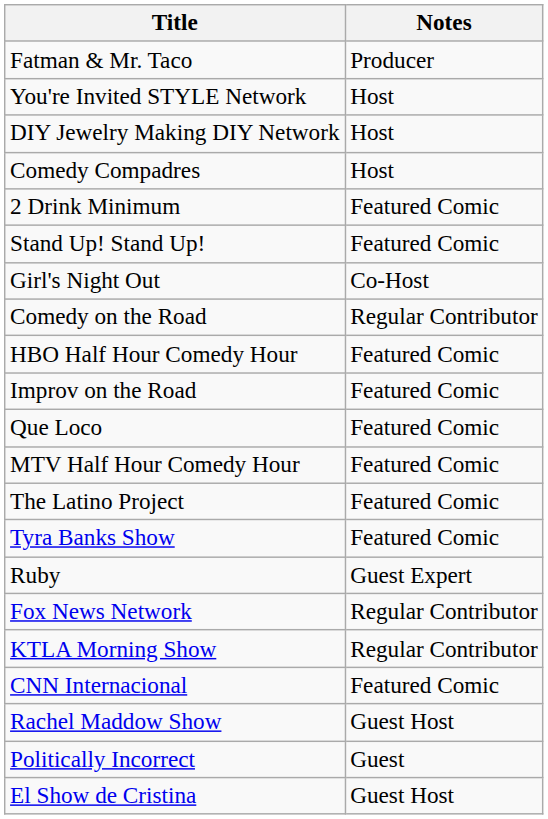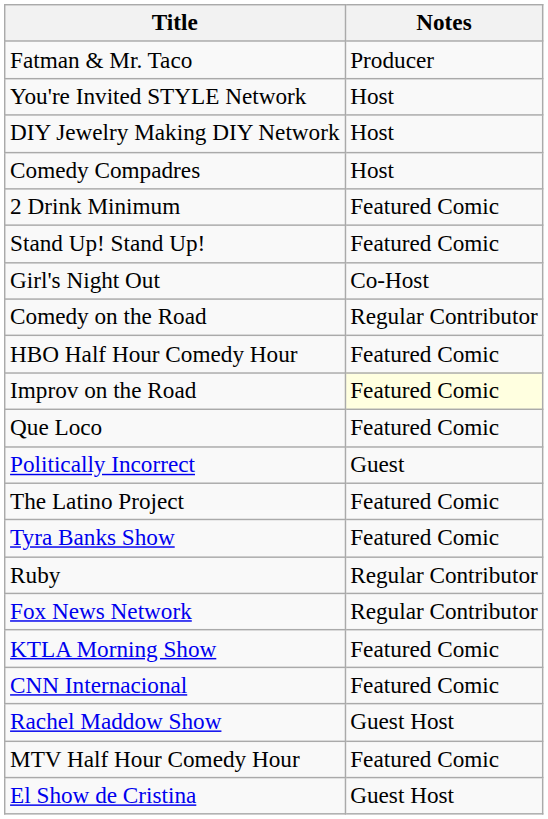(425, 390) no background -> (425, 390) lightyellow background
rows swapped: (155, 464) <-> (103, 758)
(411, 574) Guest Expert -> (444, 574) Regular Contributor
(444, 648) Regular Contributor -> (425, 648) Featured Comic
